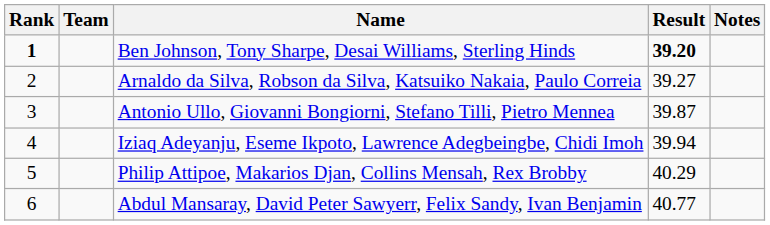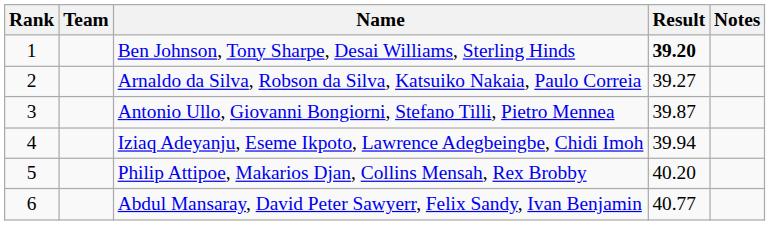(32, 50) bold -> (32, 50) normal
(674, 173) 40.29 -> (674, 173) 40.20
